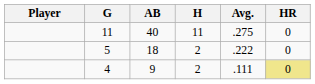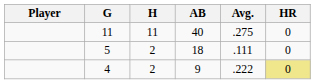columns swapped: (152, 13) <-> (198, 13)
(243, 50) .222 -> (243, 50) .111
(243, 69) .111 -> (243, 69) .222
